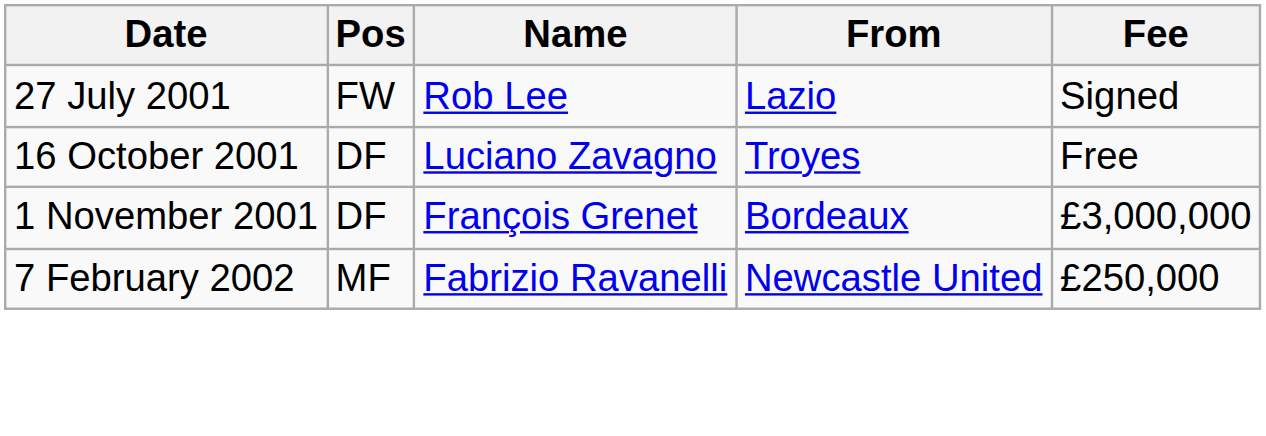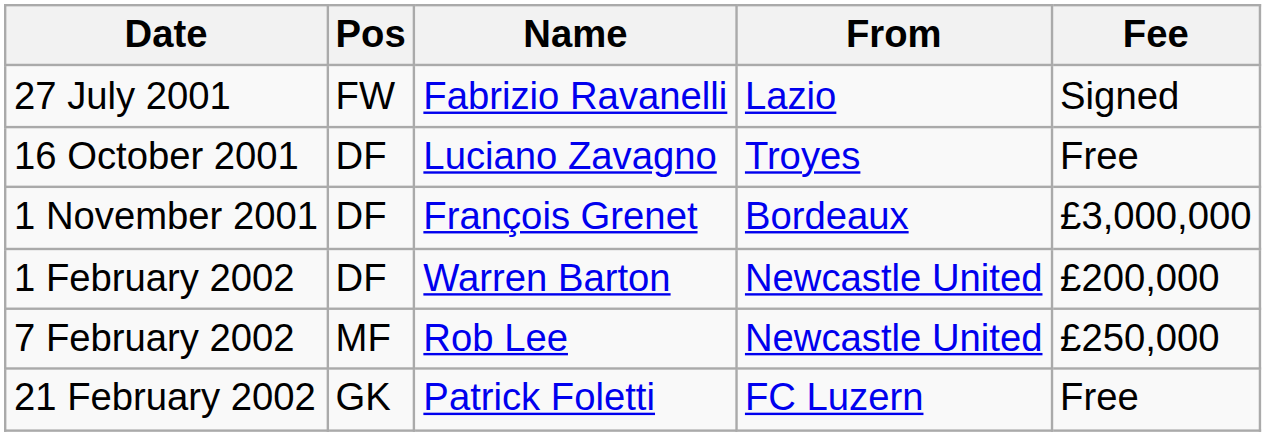(496, 95) Rob Lee -> (575, 95) Fabrizio Ravanelli
+ row: (154, 277)
(575, 277) Fabrizio Ravanelli -> (496, 338) Rob Lee
+ row: (165, 398)
